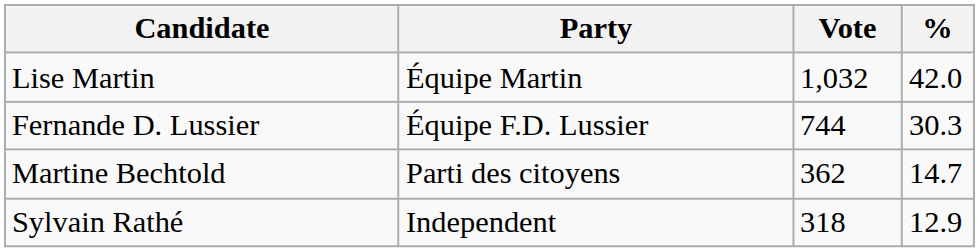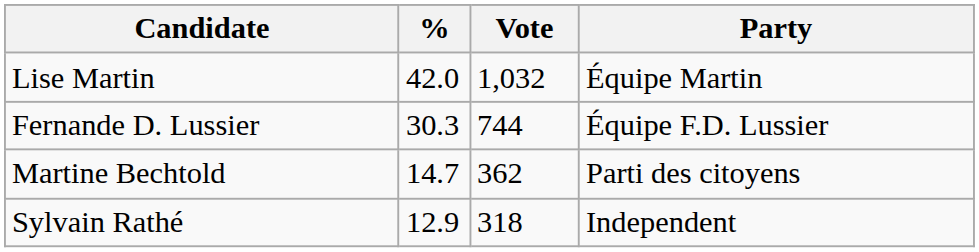columns swapped: (596, 28) <-> (937, 28)
